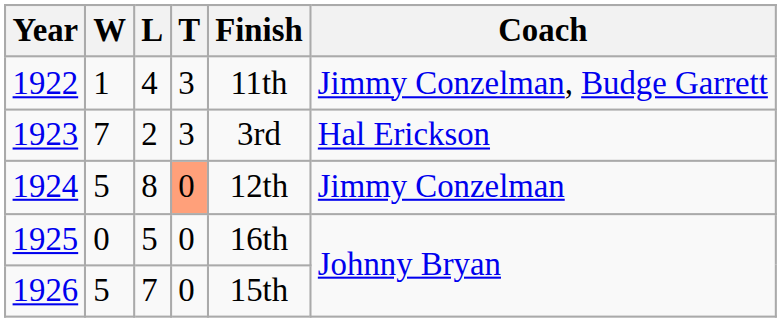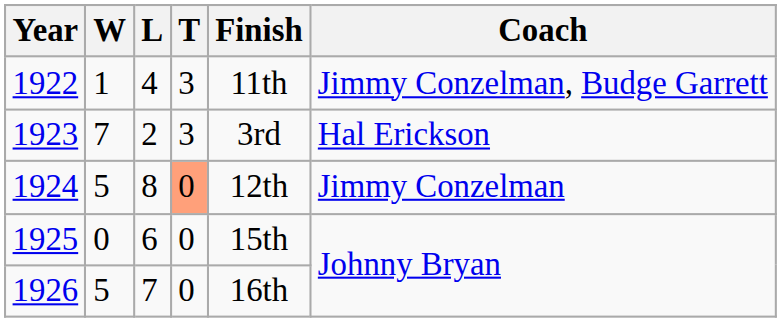(149, 238) 5 -> (149, 238) 6
(259, 238) 16th -> (259, 238) 15th
(259, 290) 15th -> (259, 290) 16th
